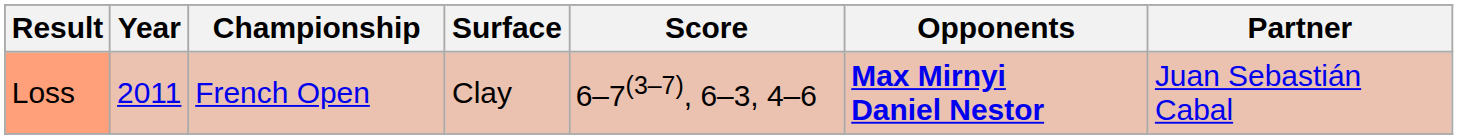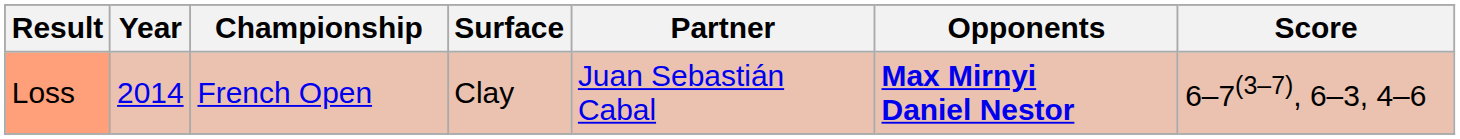columns swapped: (1300, 28) <-> (707, 28)
(149, 92) 2011 -> (150, 92) 2014
